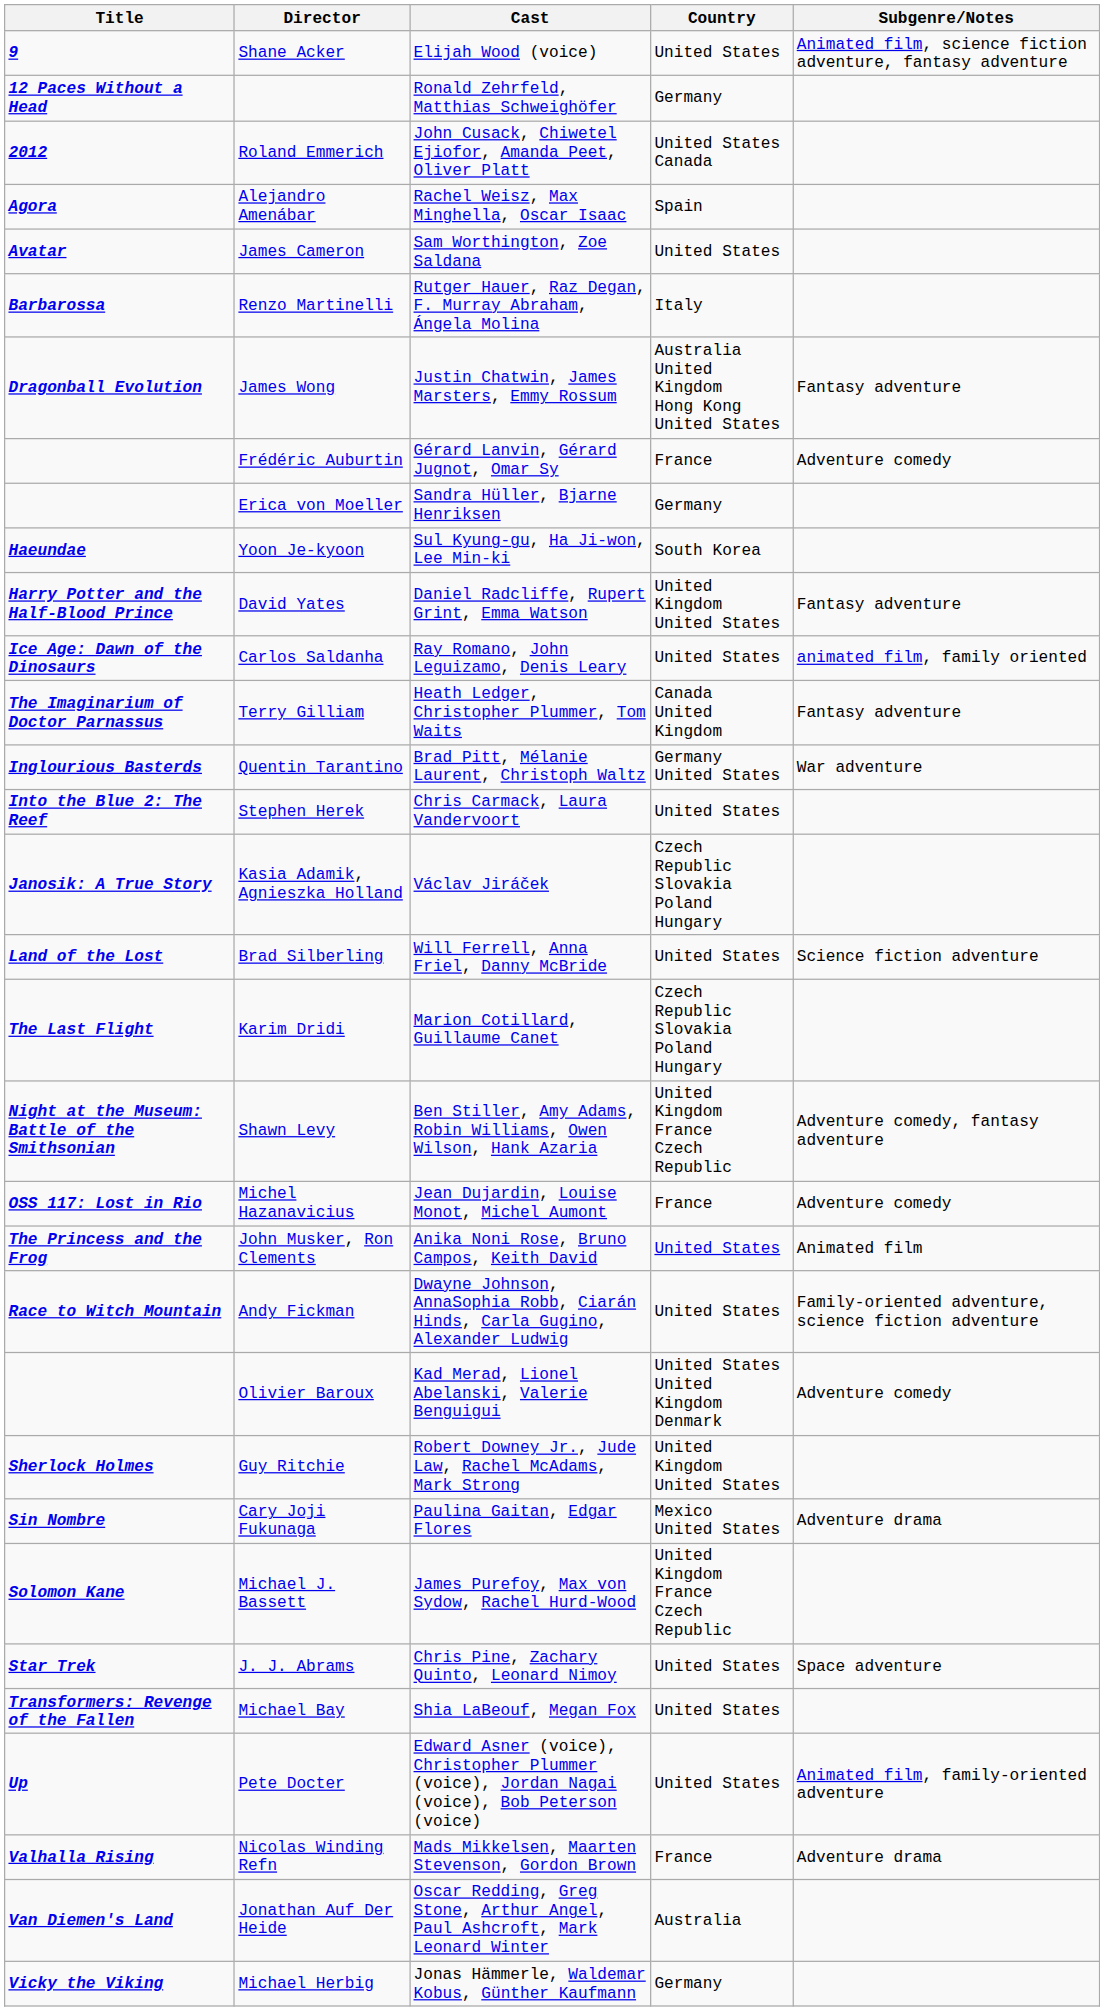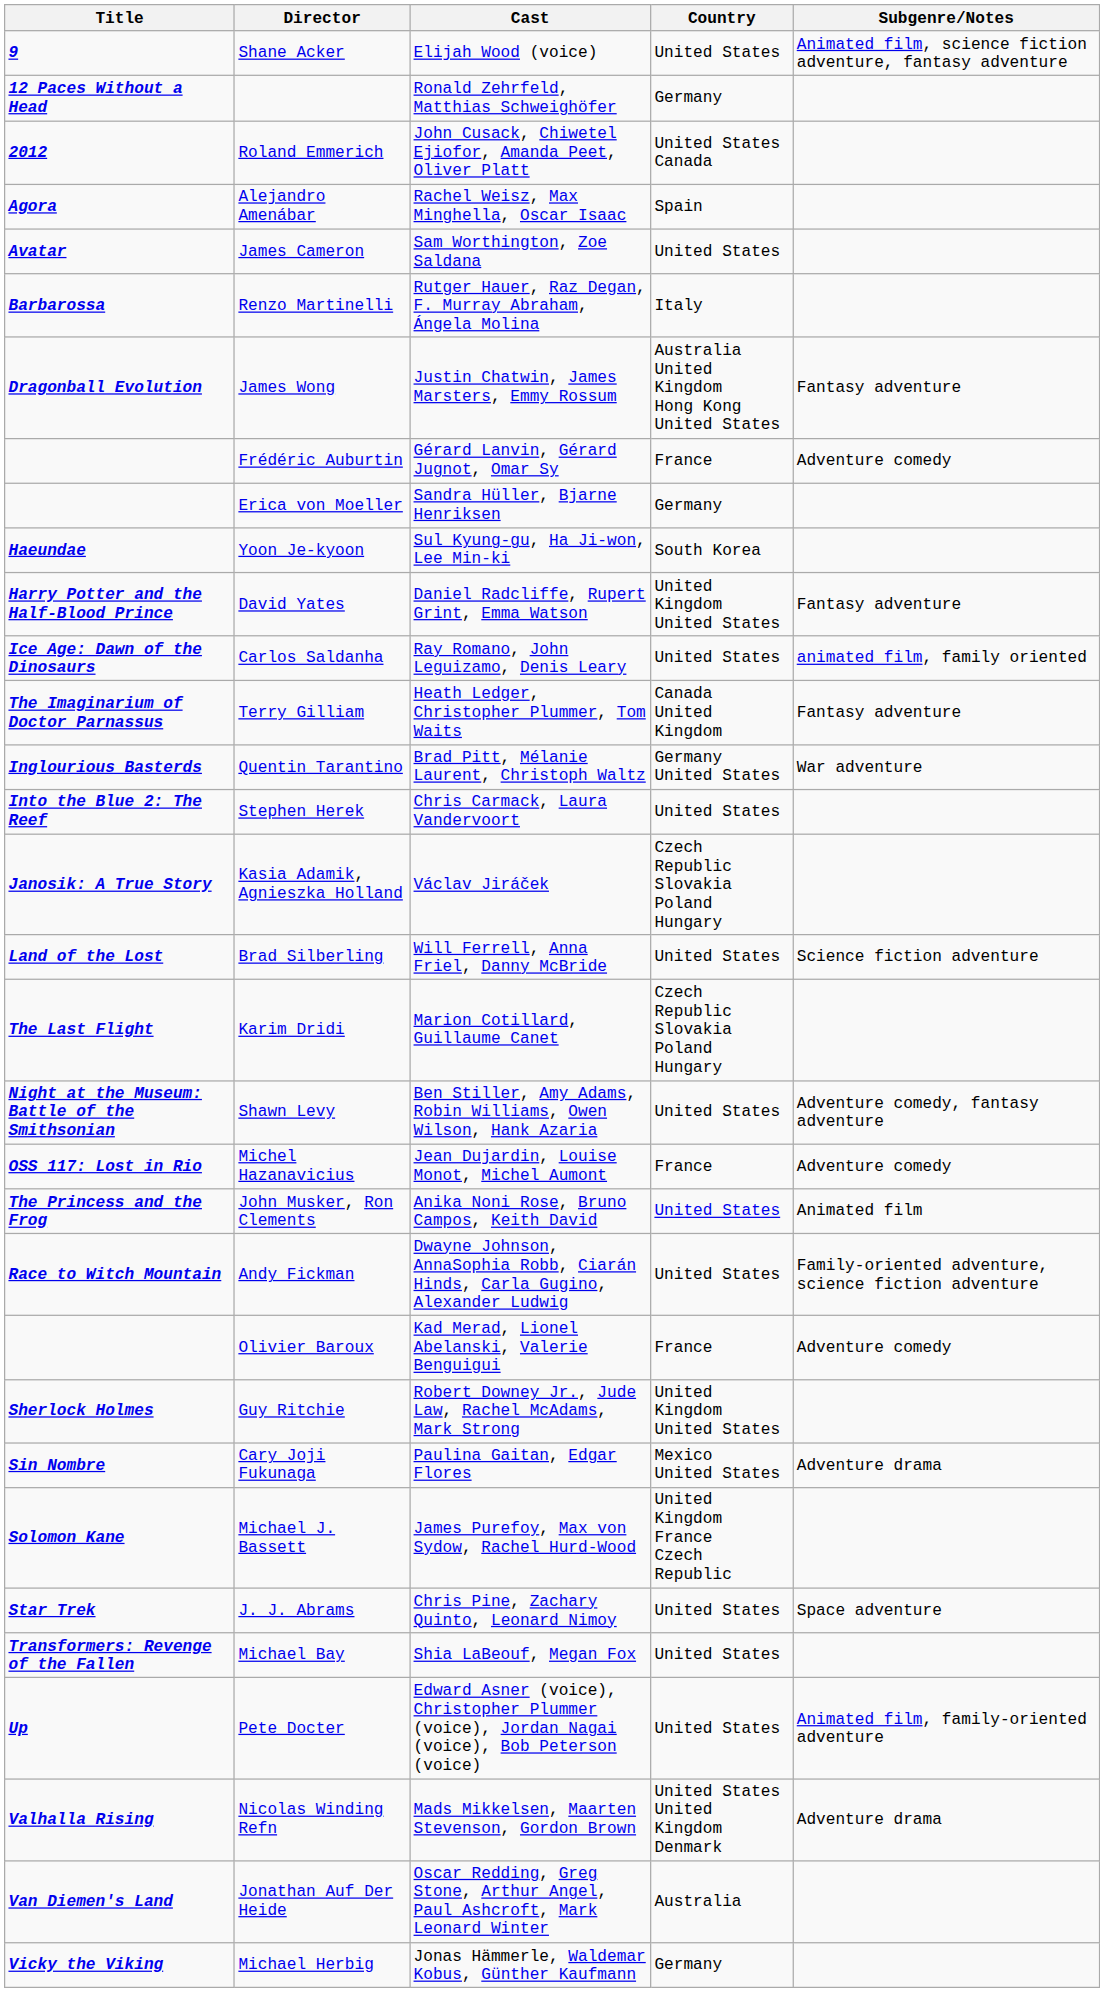(693, 1131) United Kingdom France Czech Republic -> (717, 1112) United States
(717, 1394) United States United Kingdom Denmark -> (683, 1347) France
(683, 1857) France -> (717, 1820) United States United Kingdom Denmark
